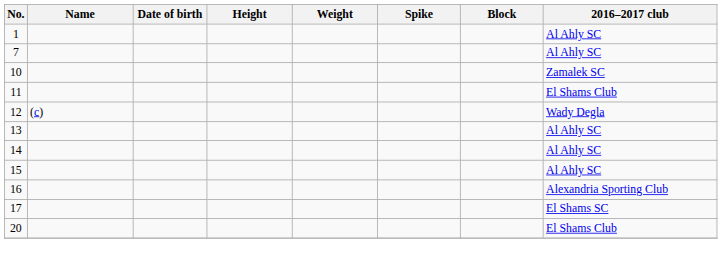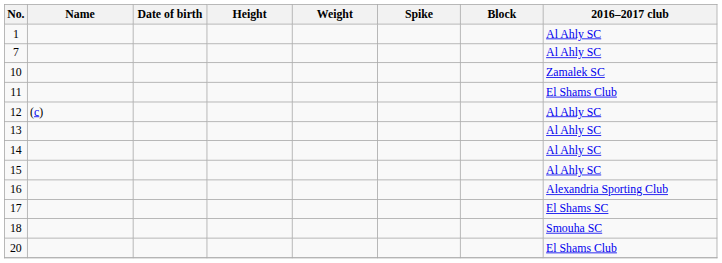(575, 112) Wady Degla -> (574, 112) Al Ahly SC
+ row: (16, 228)
